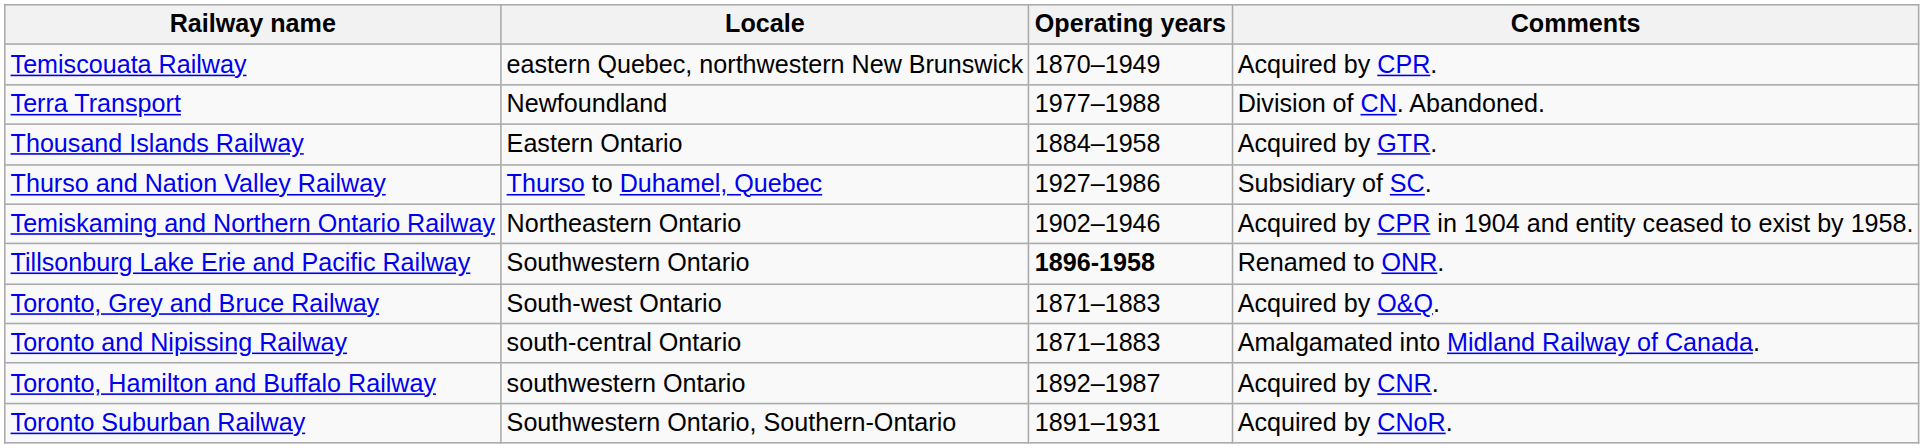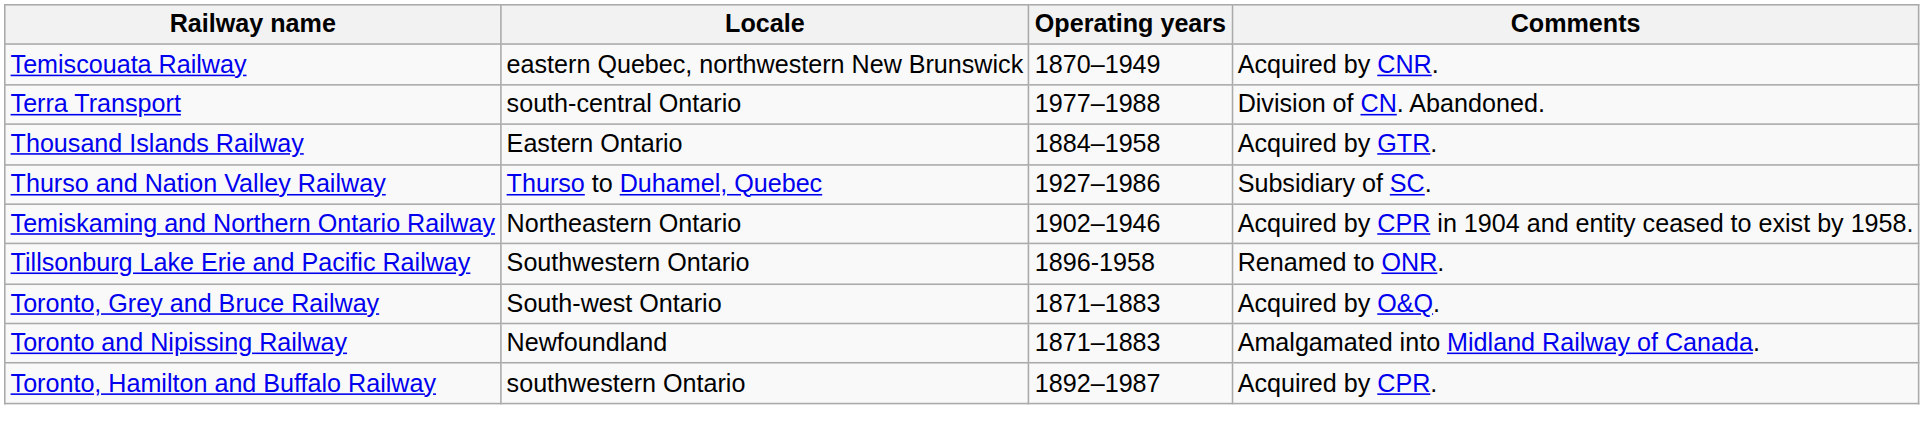(1337, 64) Acquired by CPR. -> (1338, 64) Acquired by CNR.
(587, 104) Newfoundland -> (624, 104) south-central Ontario
(1095, 263) bold -> (1095, 263) normal
(624, 343) south-central Ontario -> (587, 343) Newfoundland
(1338, 382) Acquired by CNR. -> (1337, 382) Acquired by CPR.
- row: (158, 422)
